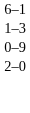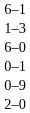+ row: (15, 47)
+ row: (15, 66)
